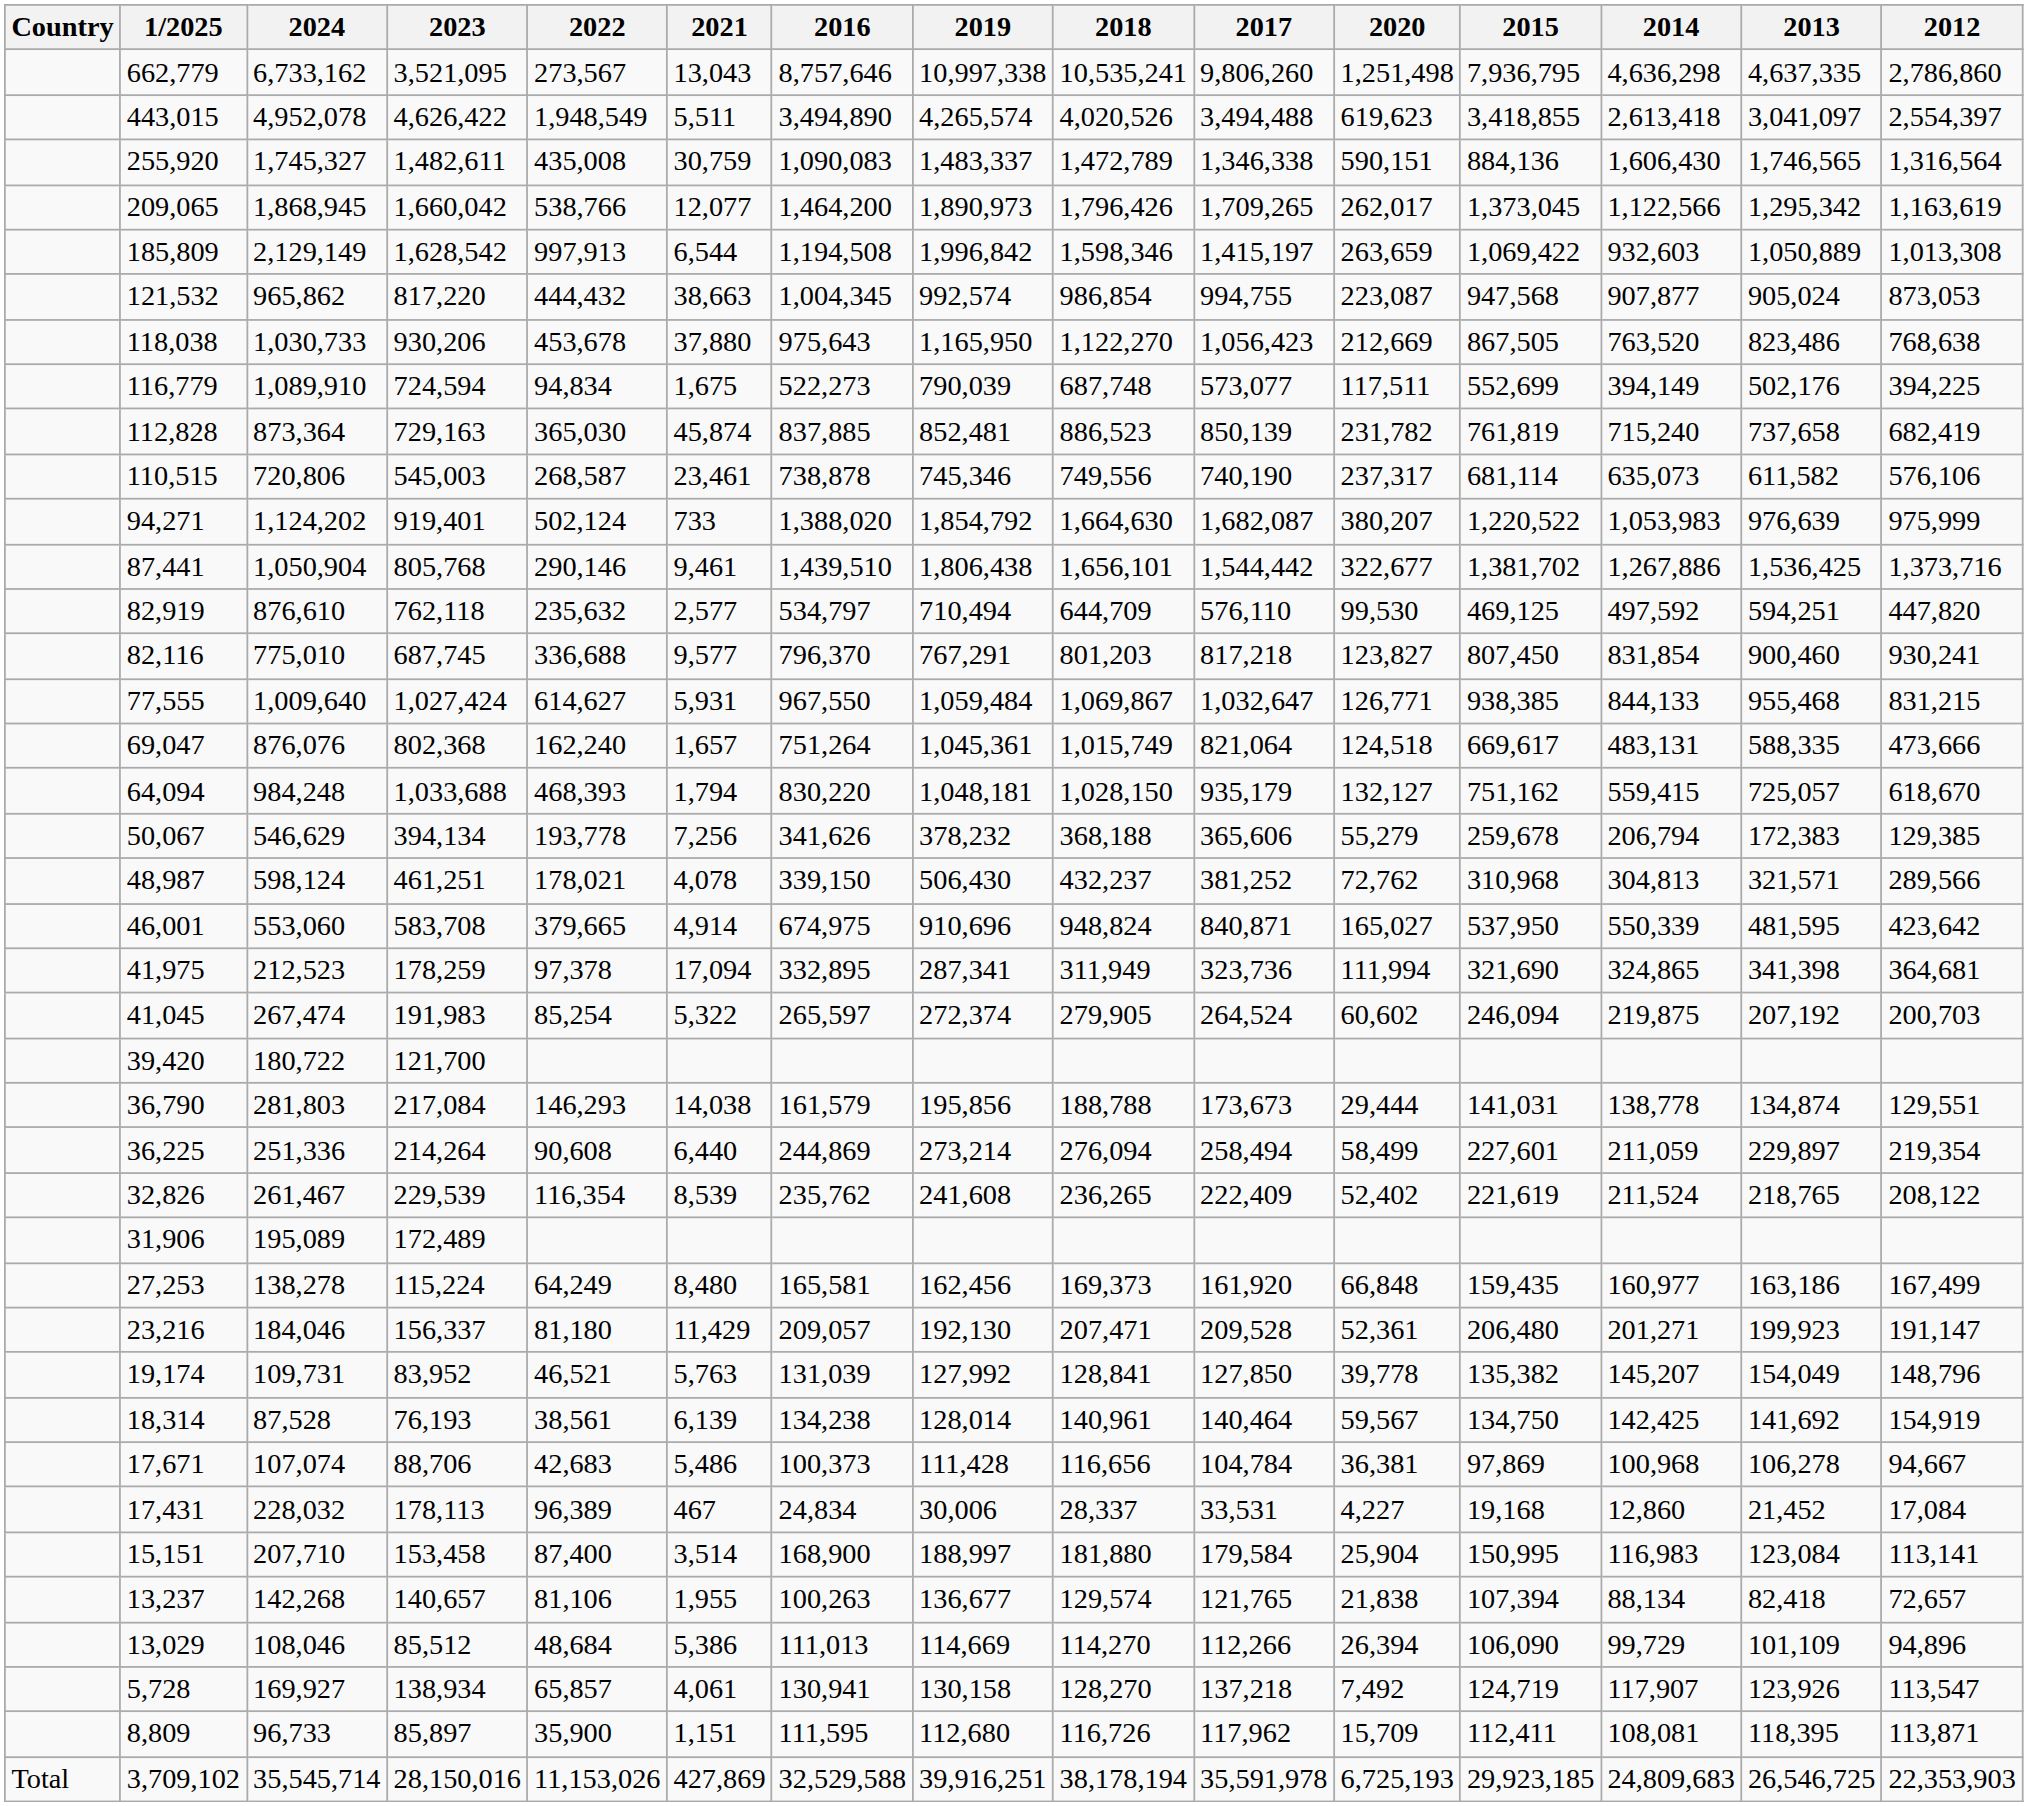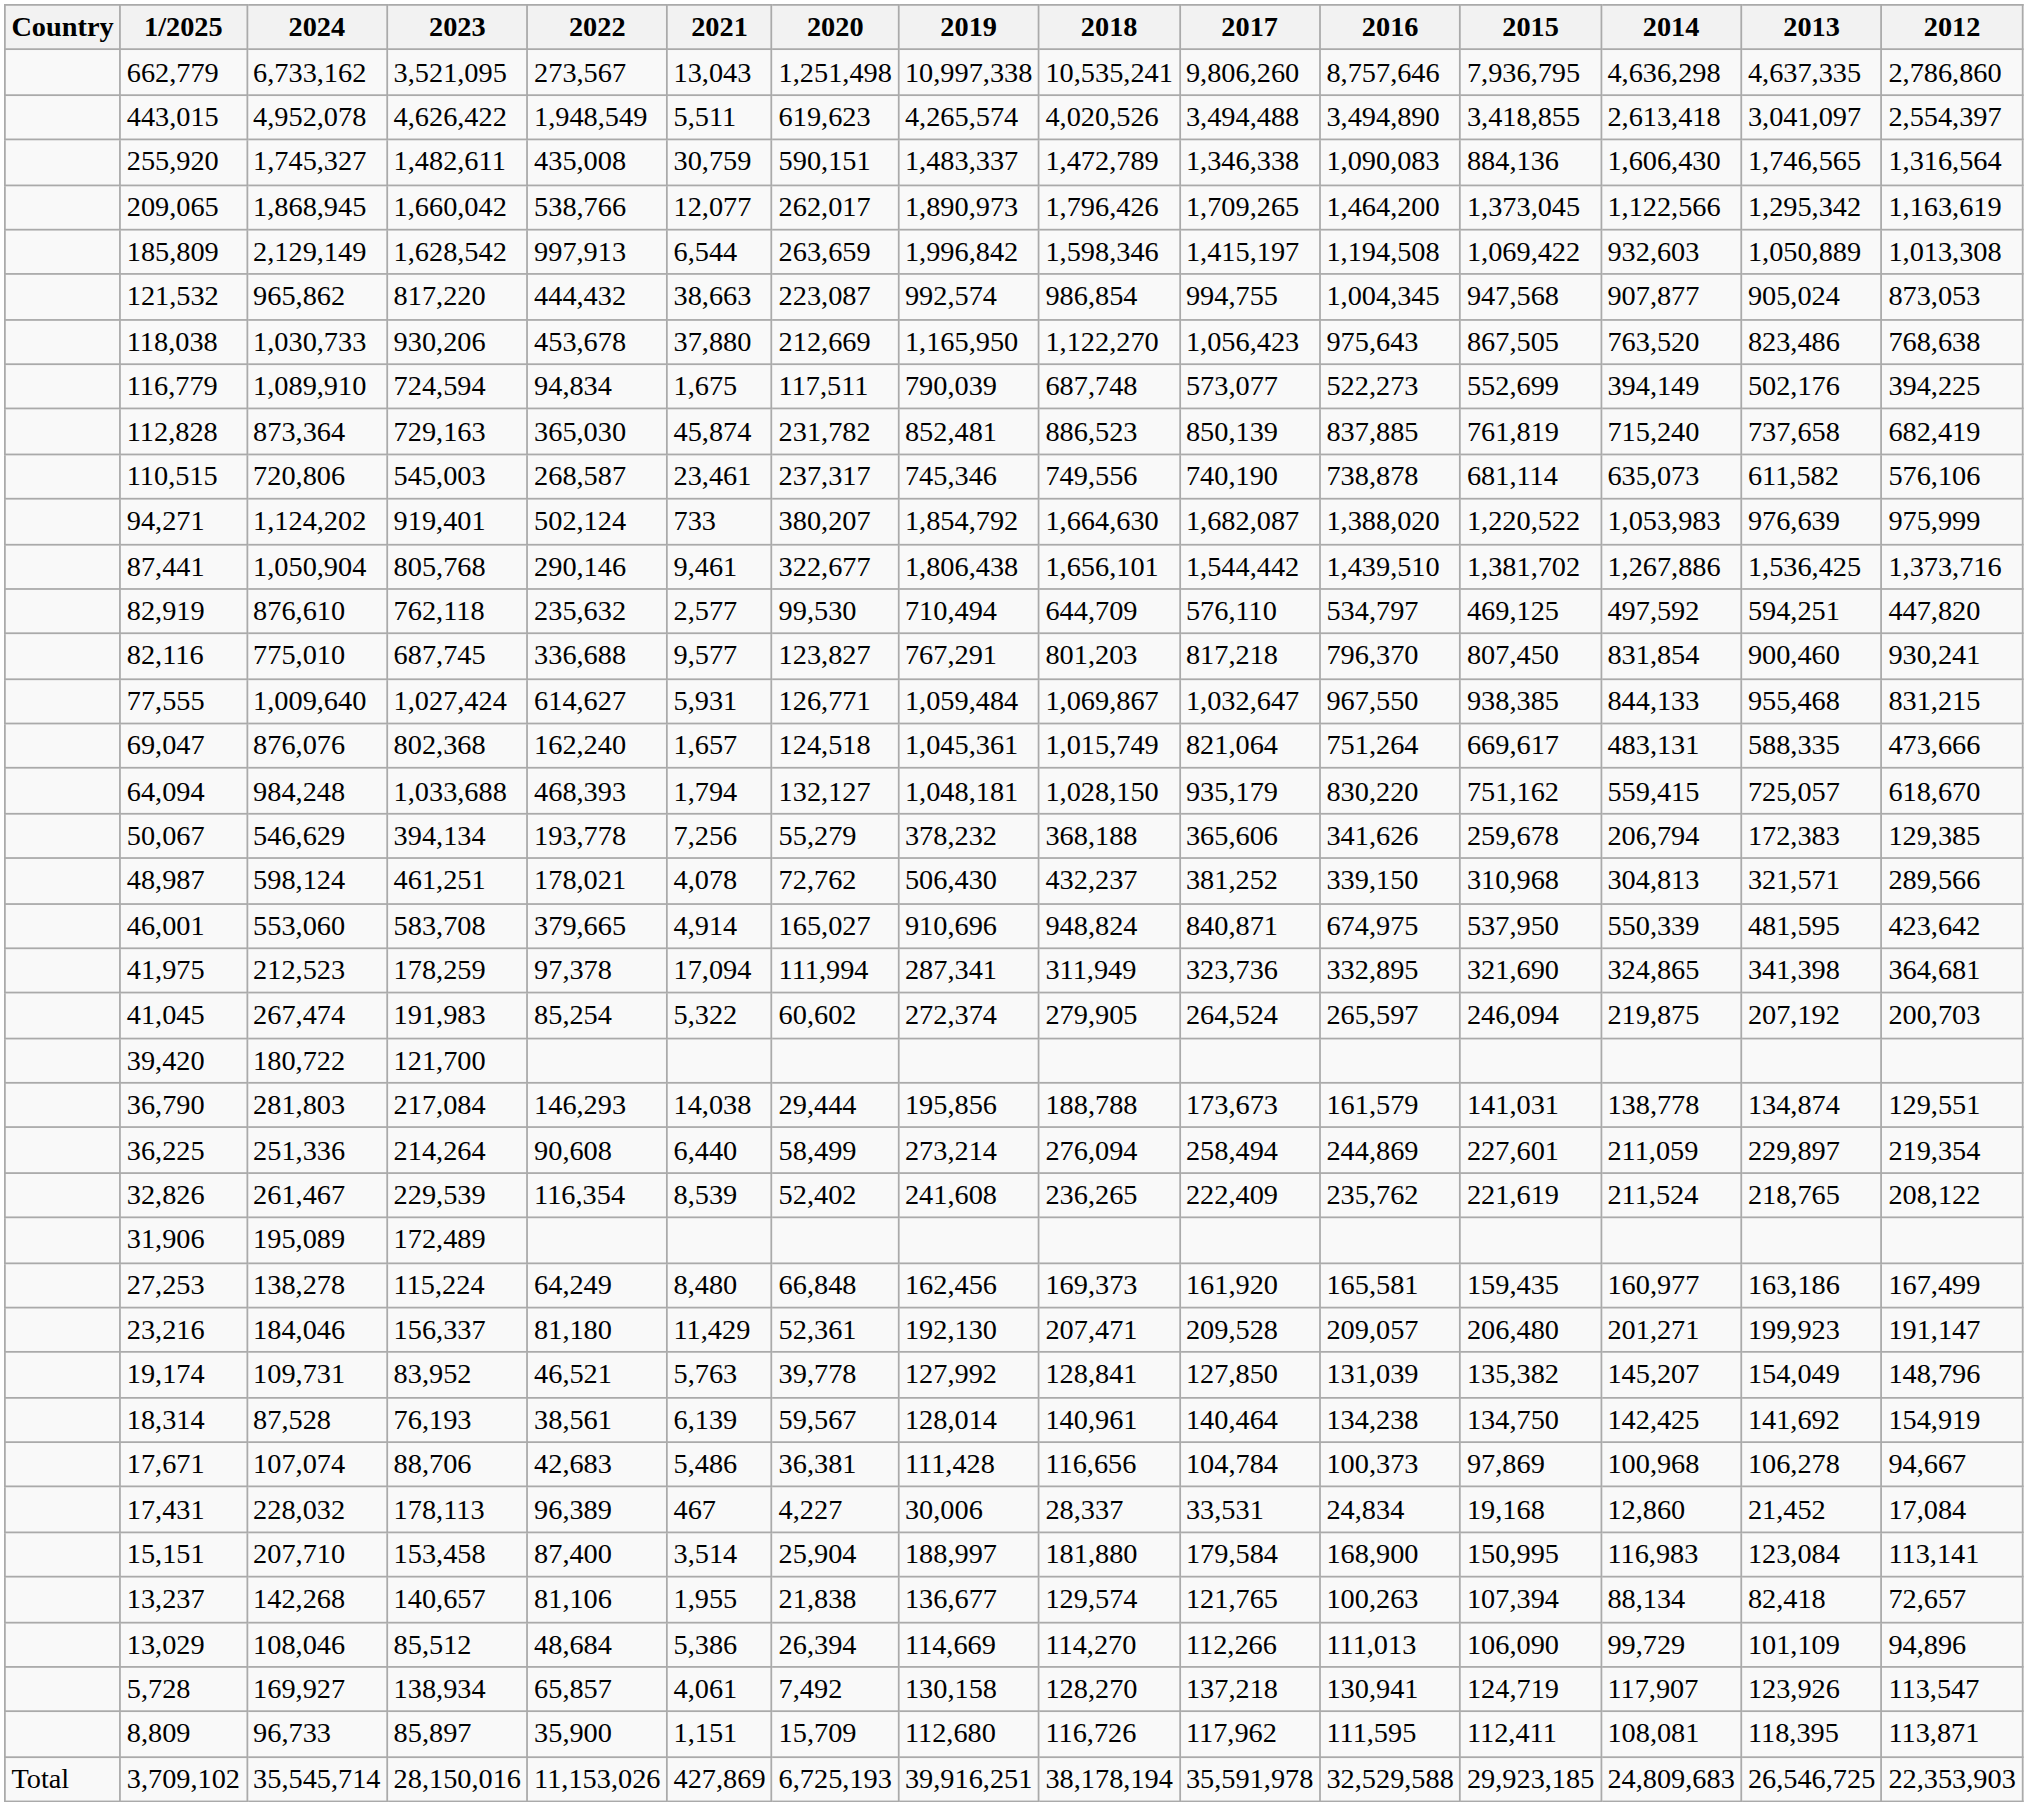columns swapped: (1397, 26) <-> (842, 26)
